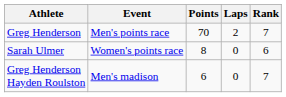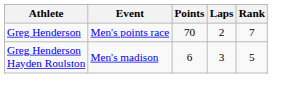- row: (36, 51)
(236, 76) 0 -> (222, 57) 3
(266, 76) 7 -> (252, 57) 5
